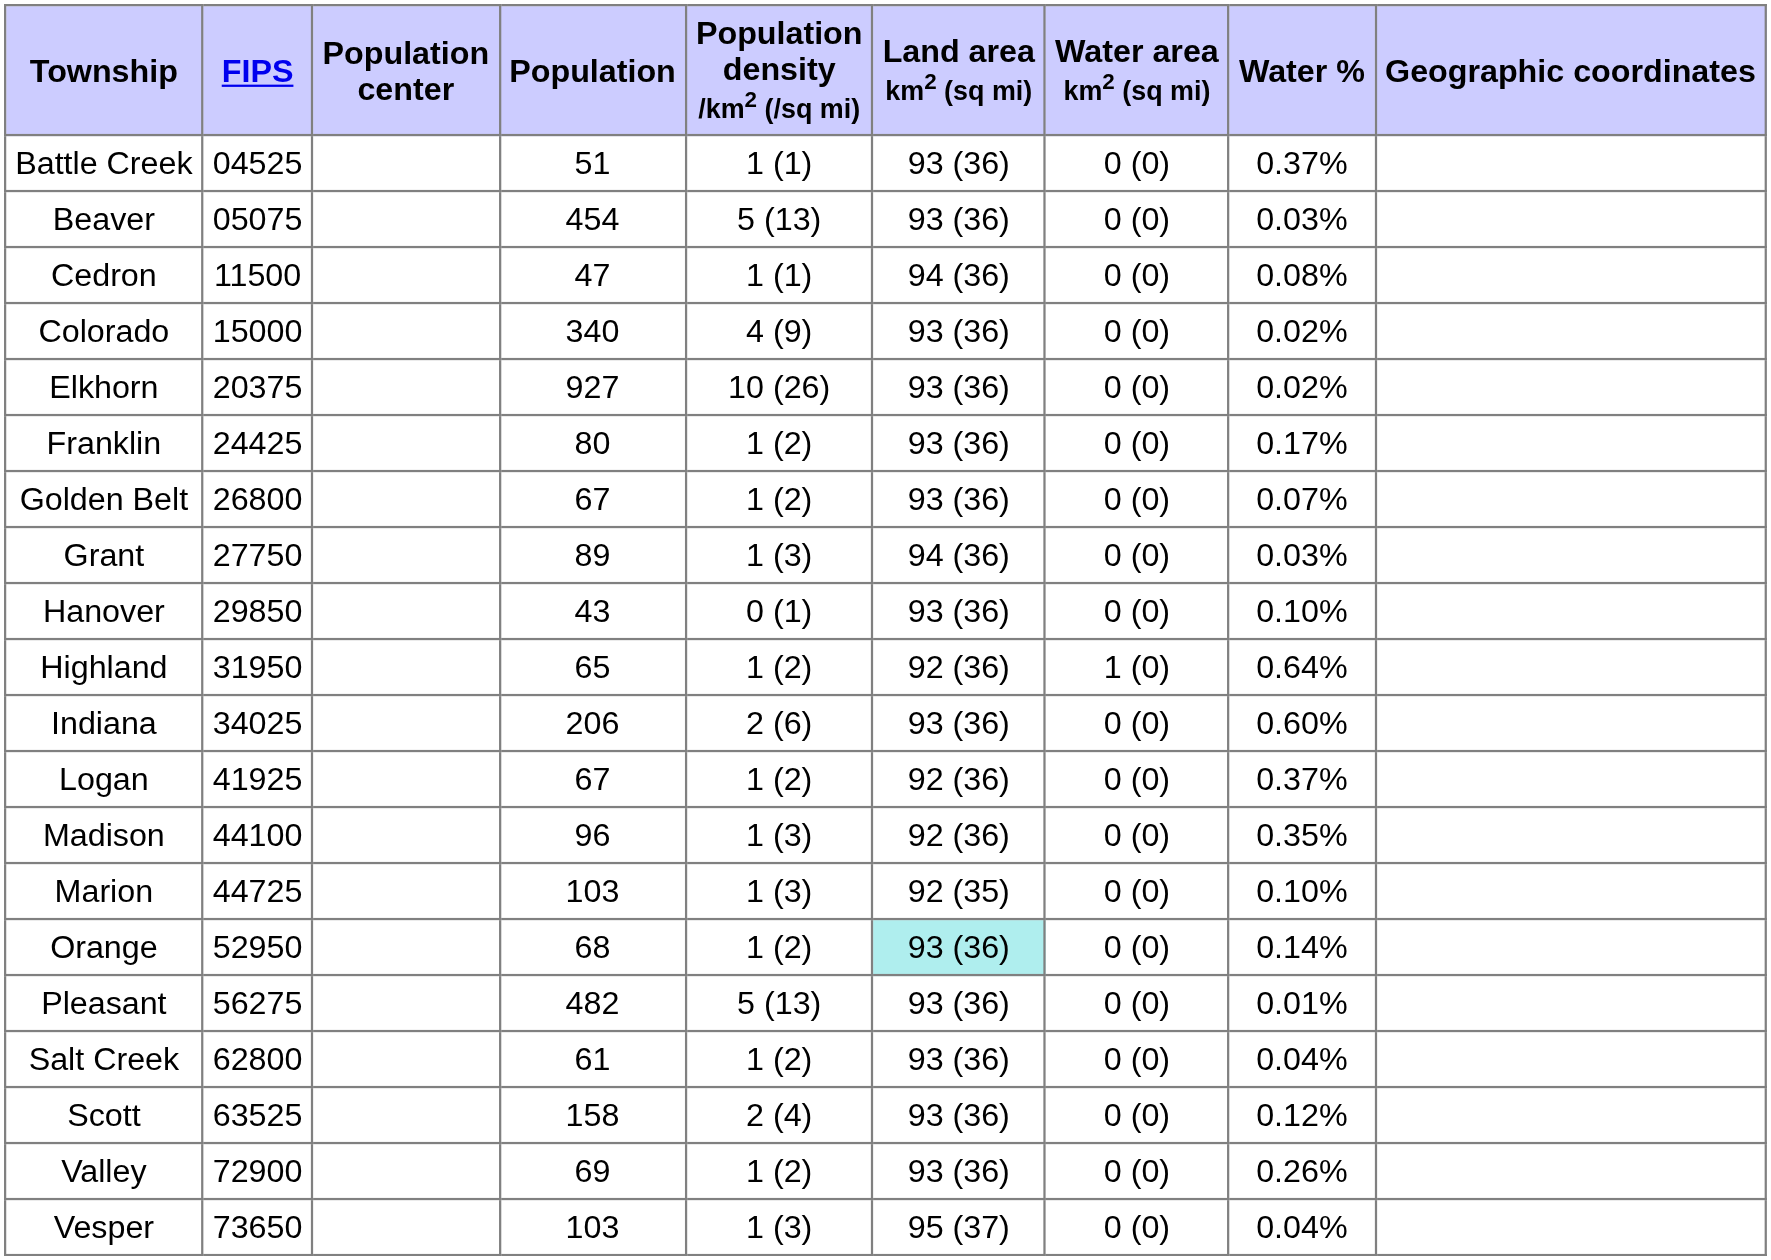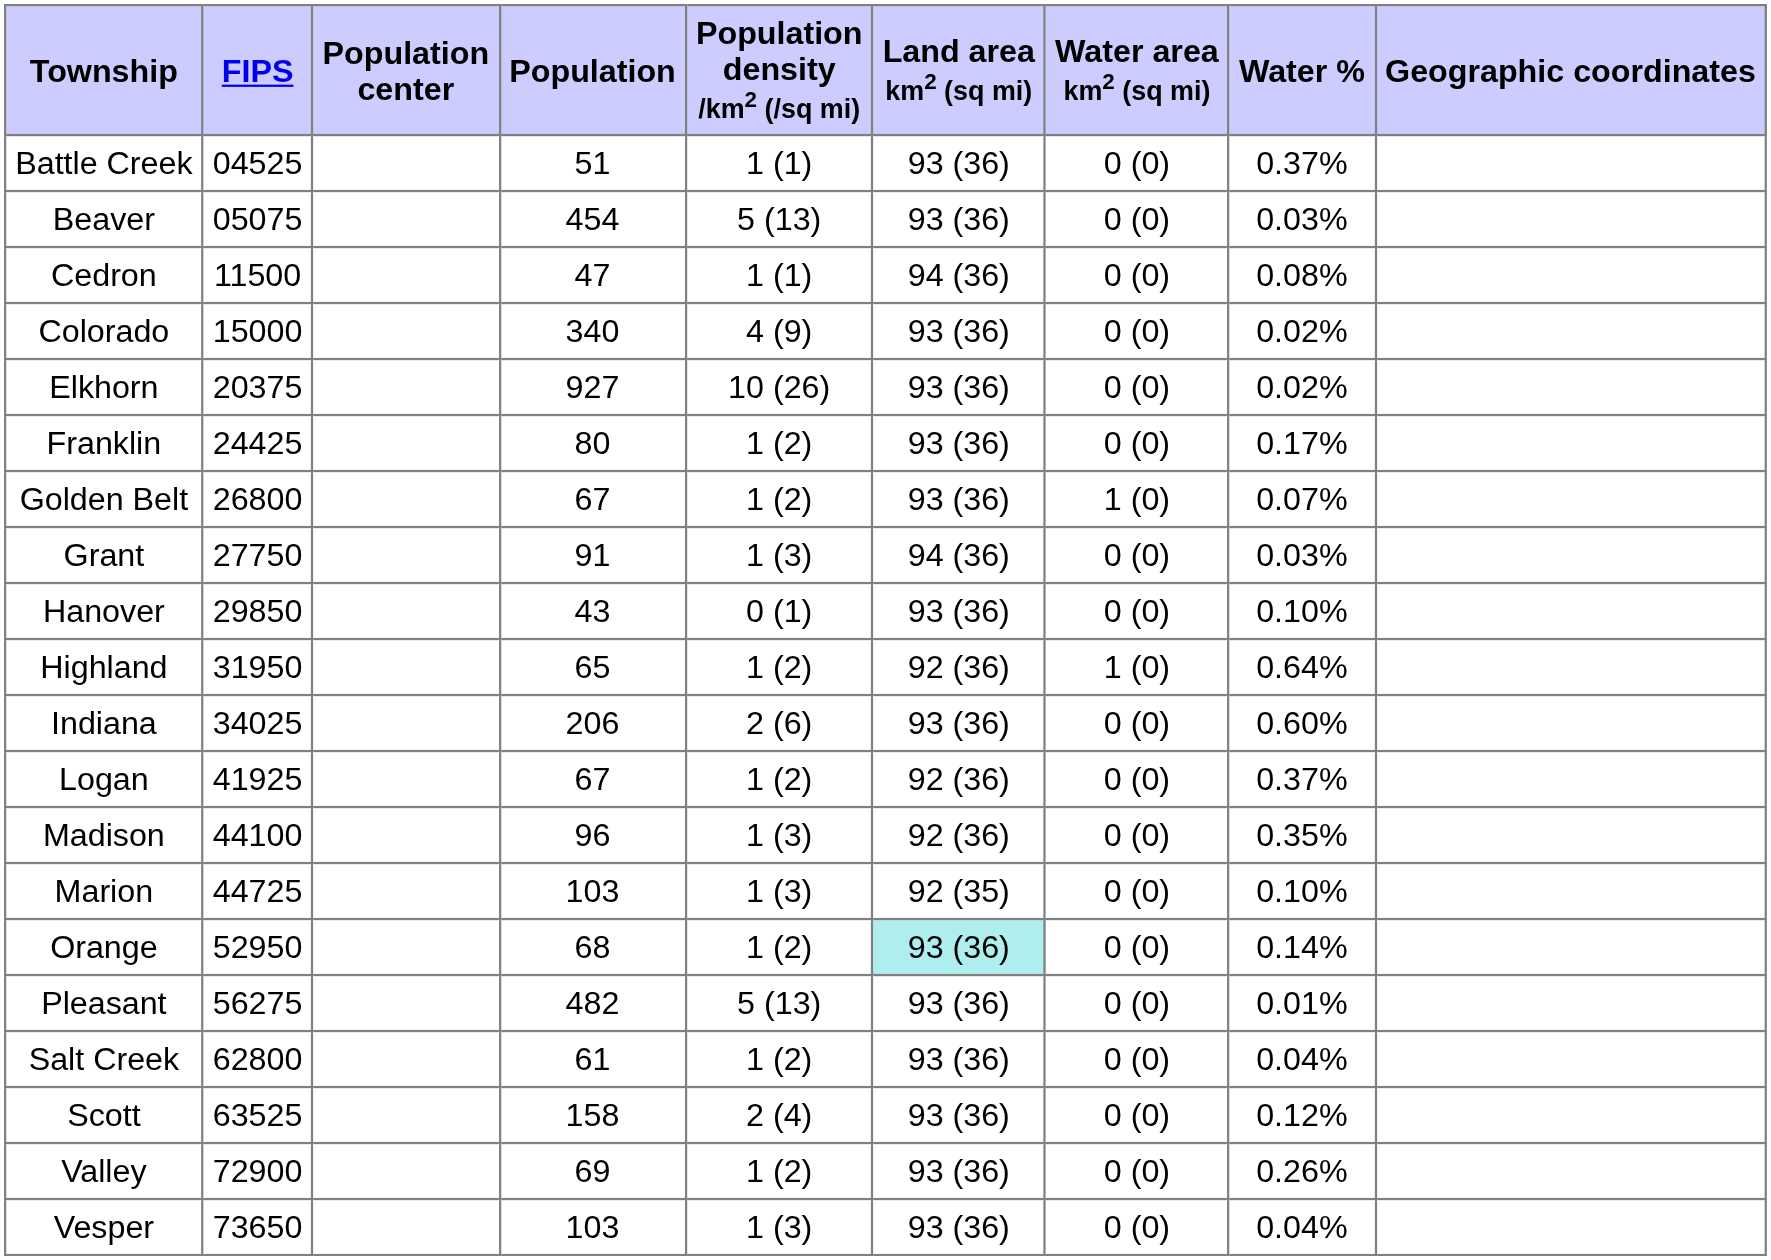(1137, 499) 0 (0) -> (1137, 499) 1 (0)
(593, 555) 89 -> (593, 555) 91
(959, 1227) 95 (37) -> (959, 1227) 93 (36)
